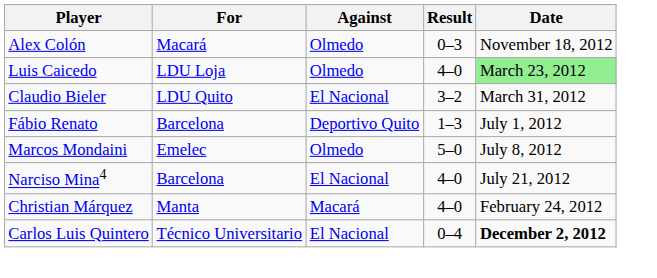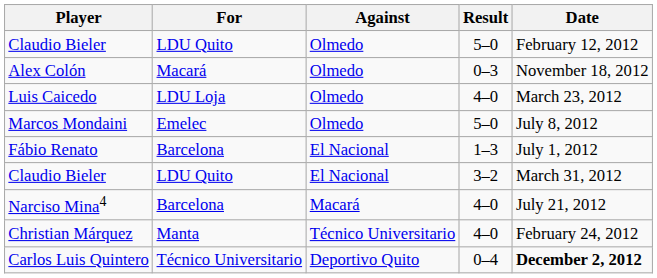+ row: (57, 44)
(533, 70) lightgreen background -> (569, 96) no background
rows swapped: (57, 96) <-> (68, 149)
(365, 123) Deportivo Quito -> (349, 149) El Nacional
(349, 178) El Nacional -> (335, 204) Macará
(335, 206) Macará -> (383, 233) Técnico Universitario
(349, 233) El Nacional -> (365, 259) Deportivo Quito
